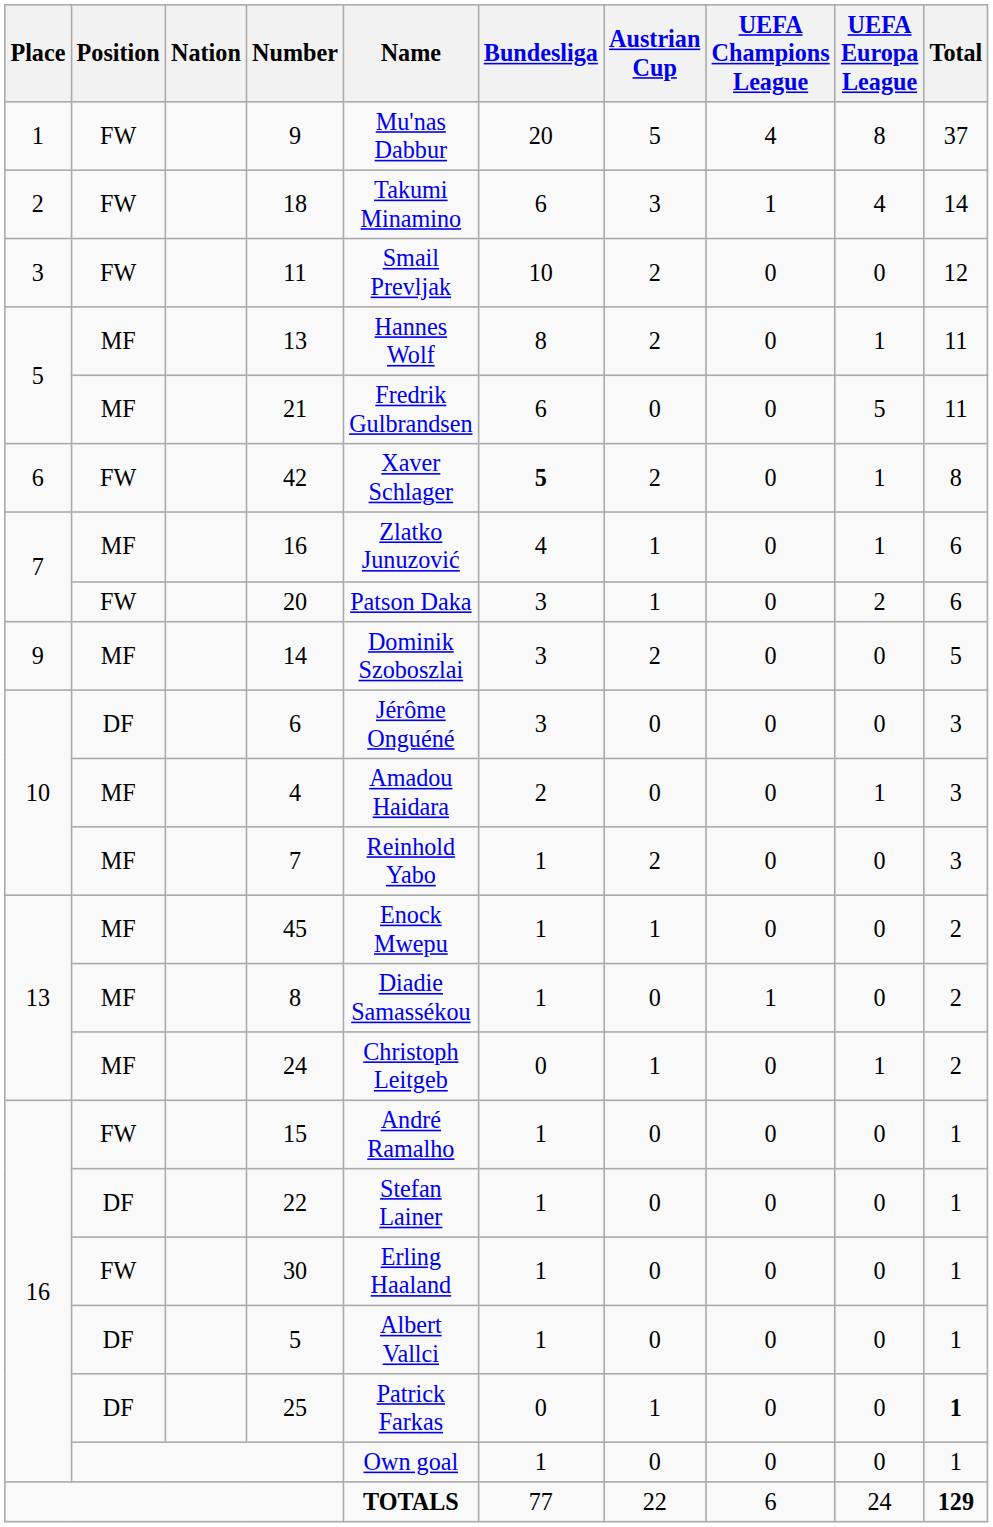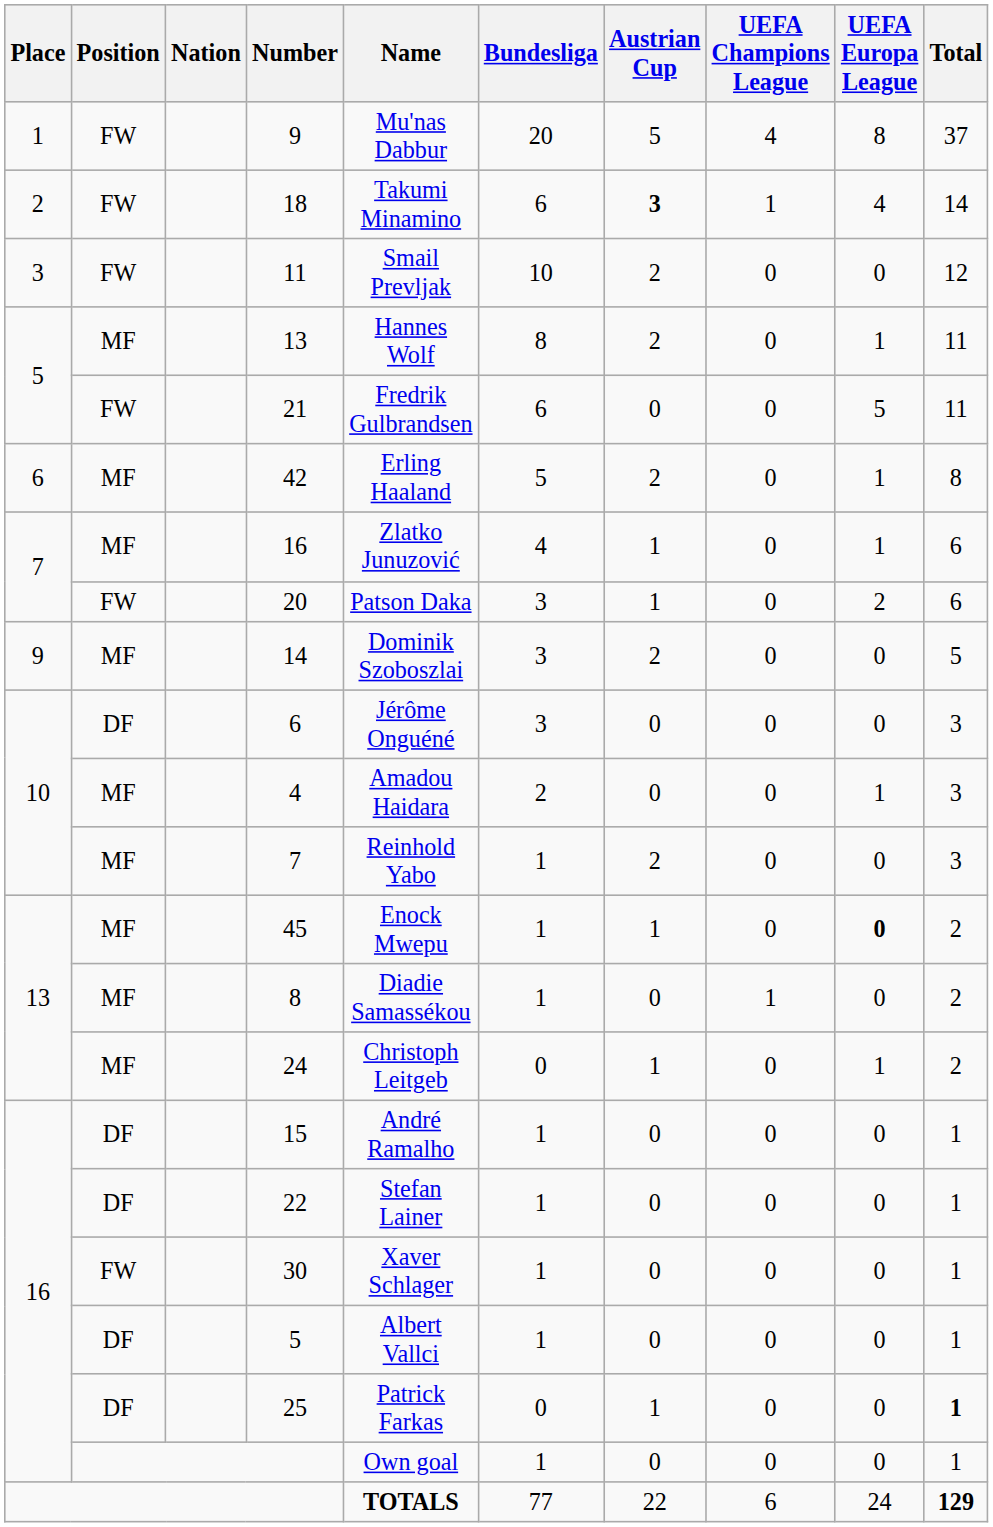(655, 204) normal -> (655, 204) bold
(118, 409) MF -> (118, 409) FW
(118, 478) FW -> (118, 478) MF
(411, 478) Xaver Schlager -> (411, 478) Erling Haaland
(541, 478) bold -> (541, 478) normal
(880, 929) normal -> (880, 929) bold
(118, 1134) FW -> (118, 1134) DF
(411, 1271) Erling Haaland -> (411, 1271) Xaver Schlager
